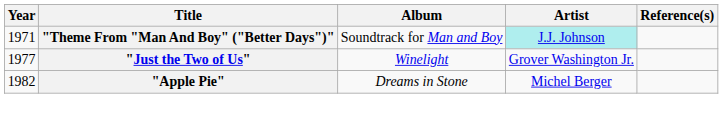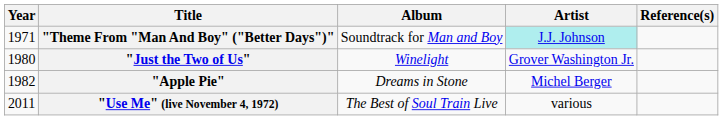(22, 59) 1977 -> (22, 59) 1980
+ row: (188, 103)
